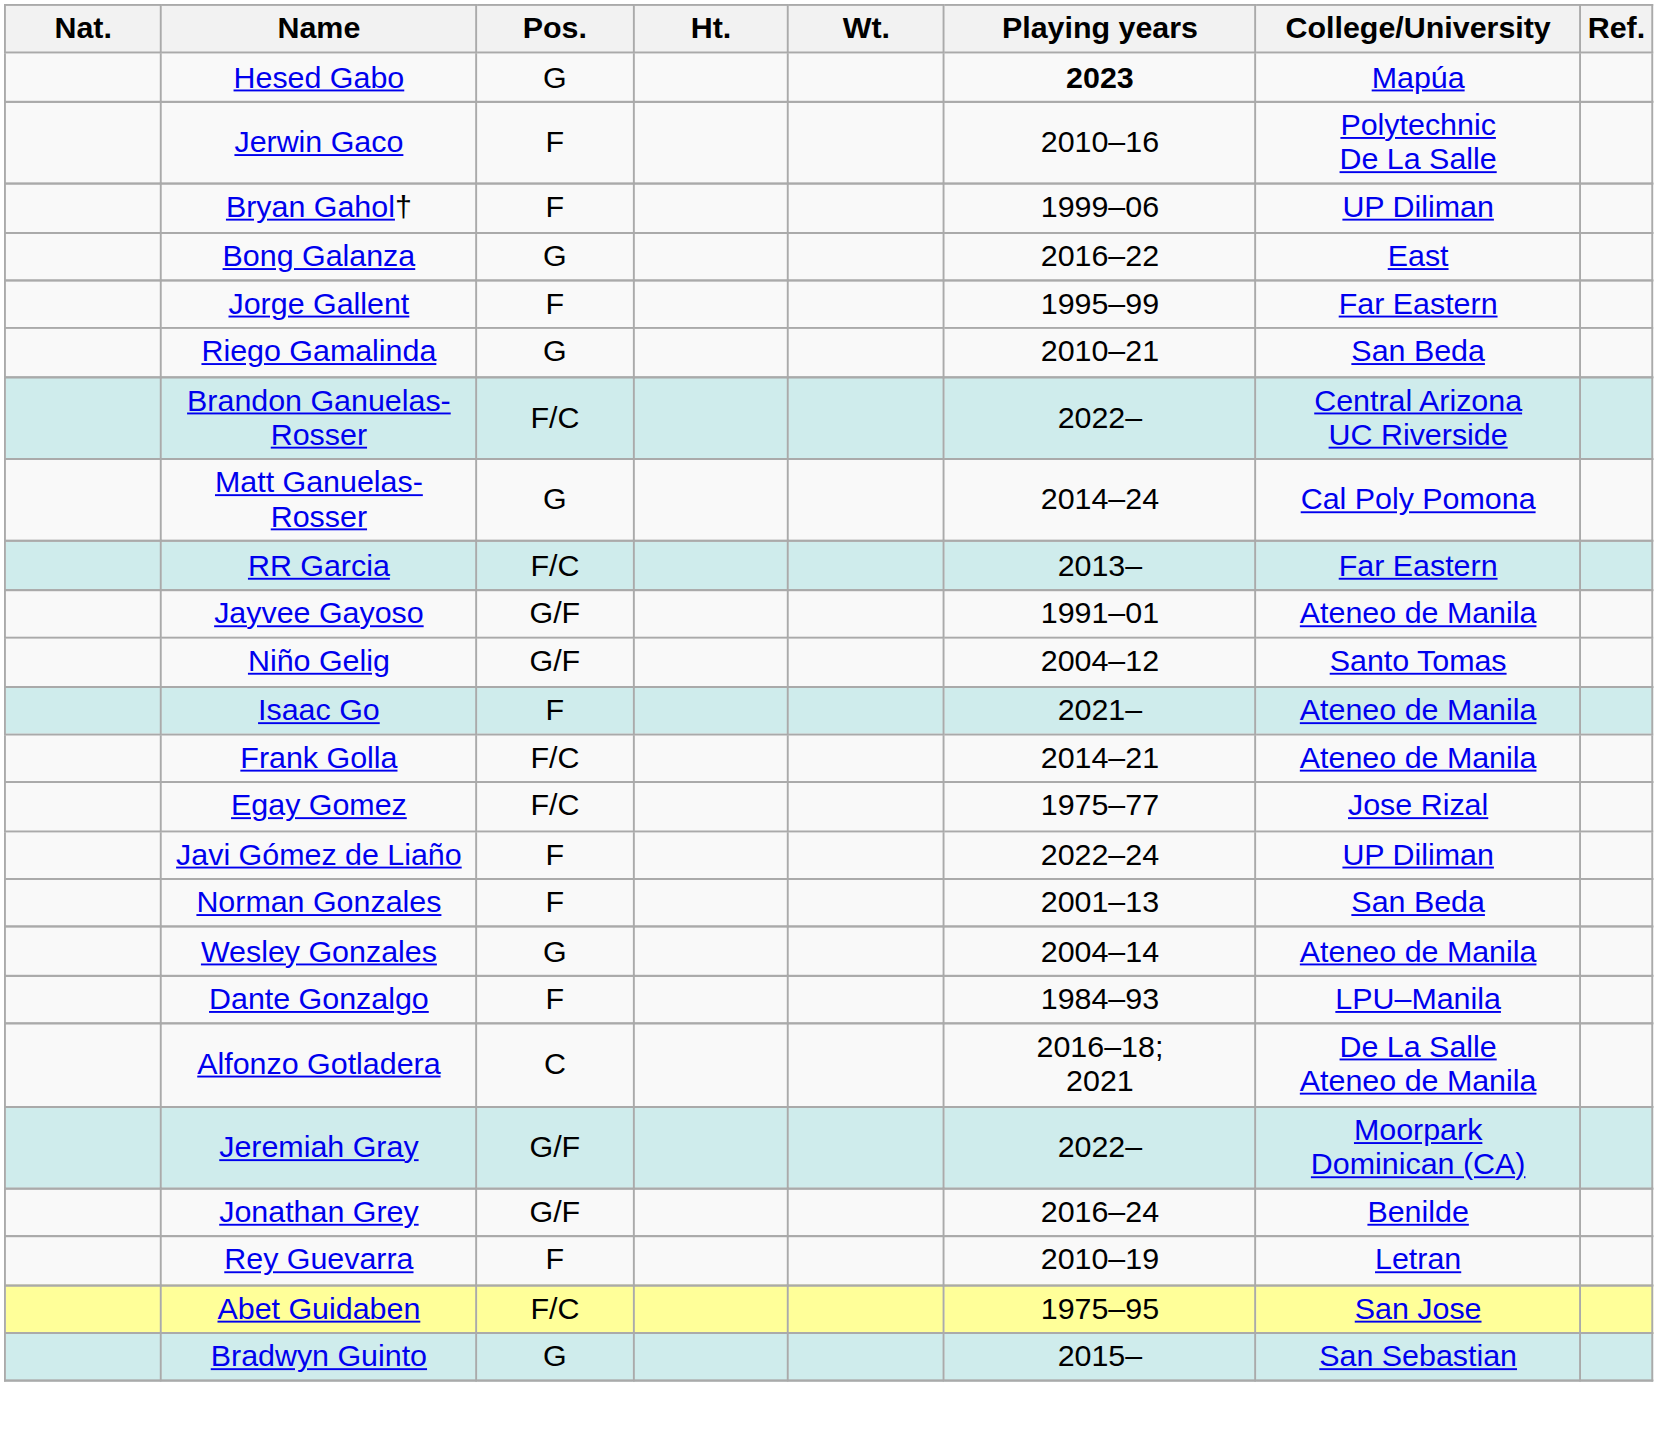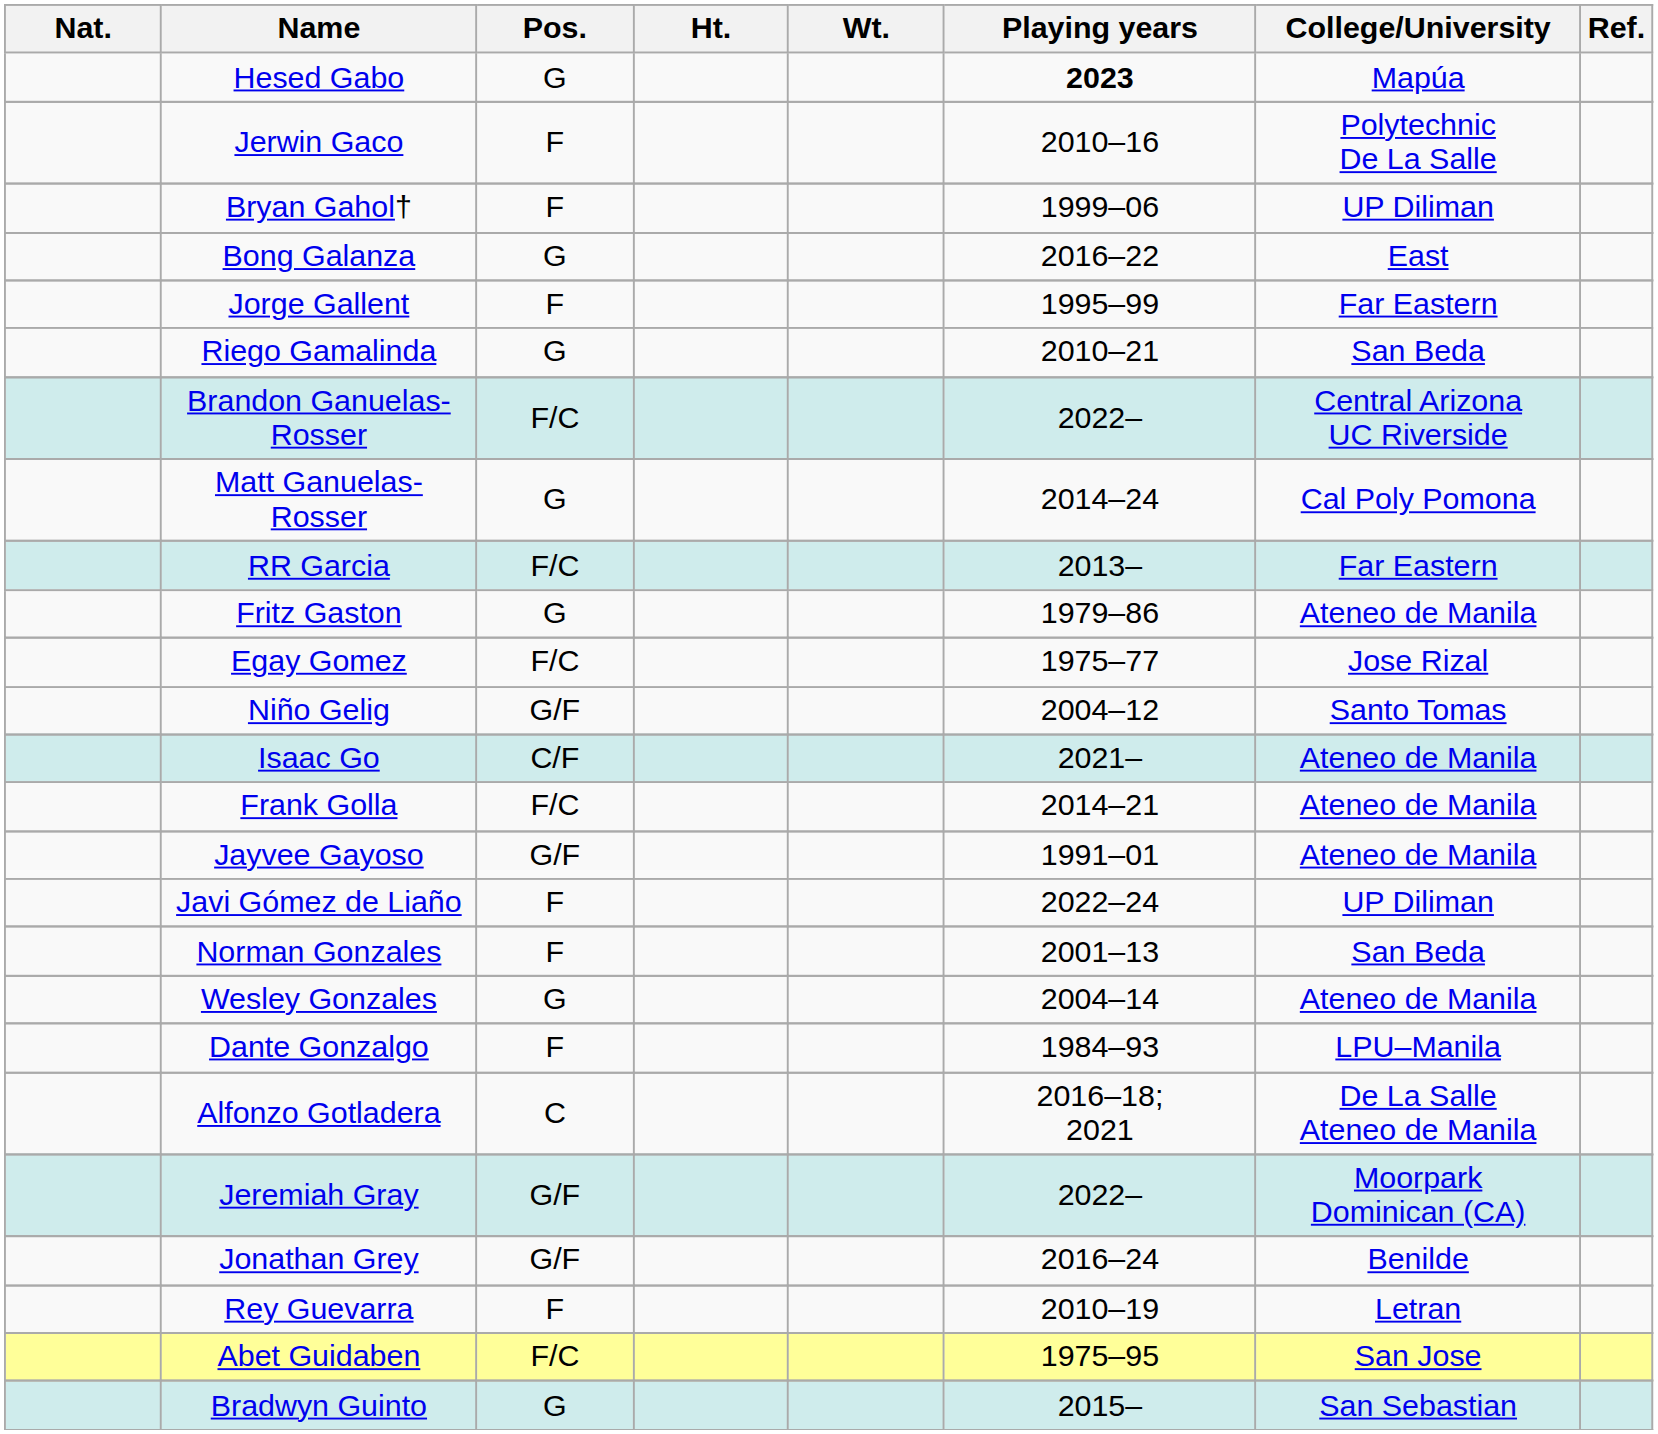+ row: (319, 613)
rows swapped: (319, 613) <-> (319, 806)
(555, 709) F -> (555, 757) C/F
